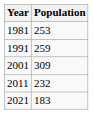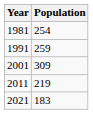(42, 30) 253 -> (42, 30) 254
(42, 83) 232 -> (42, 83) 219
